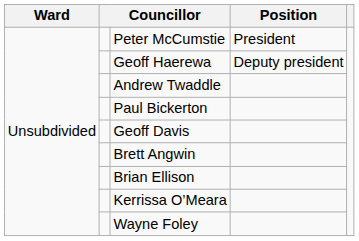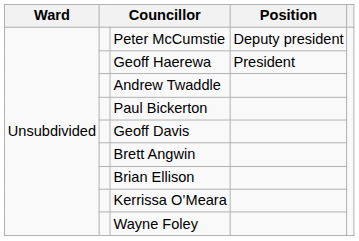(264, 39) President -> (289, 39) Deputy president
(289, 62) Deputy president -> (264, 62) President
